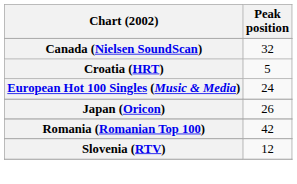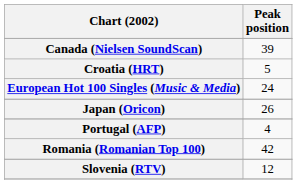(268, 48) 32 -> (268, 48) 39
+ row: (124, 128)
